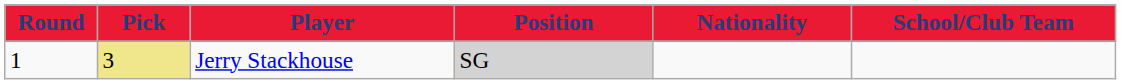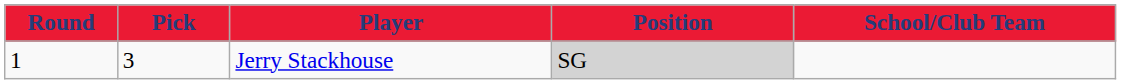- column: (752, 22)
(108, 59) khaki background -> (129, 59) no background
